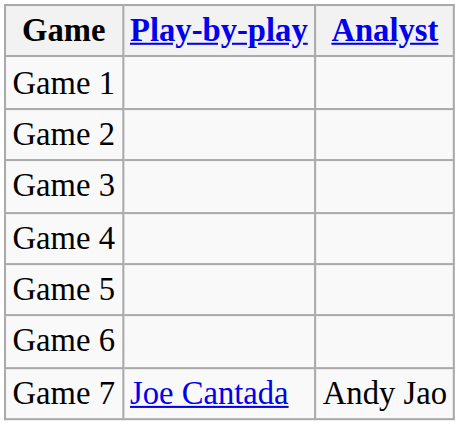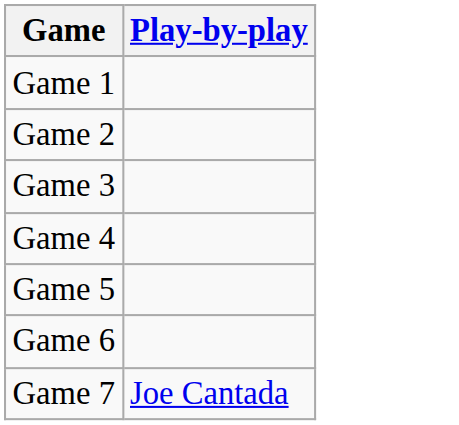- column: (385, 30)
